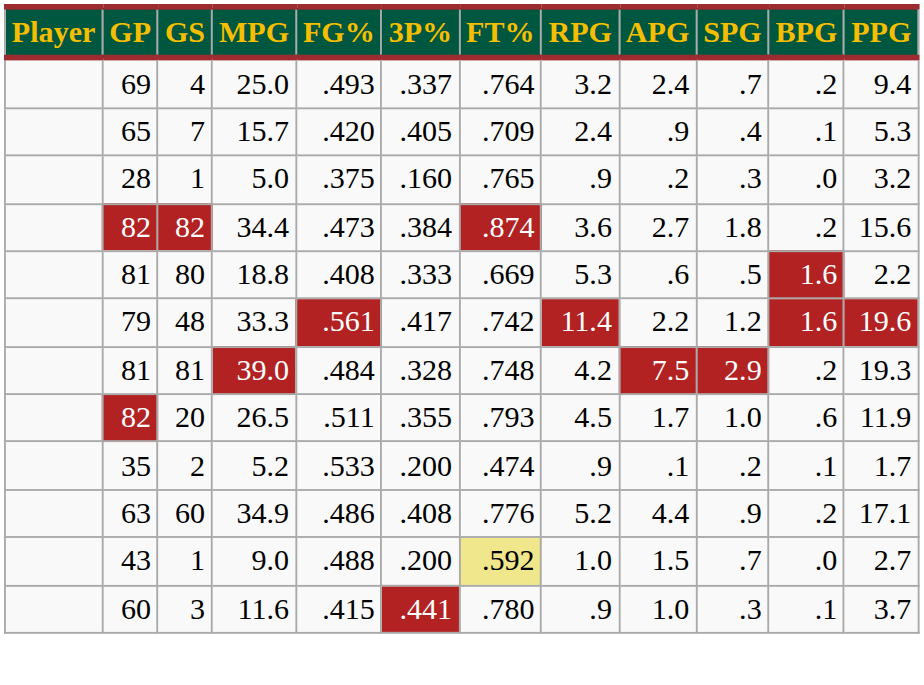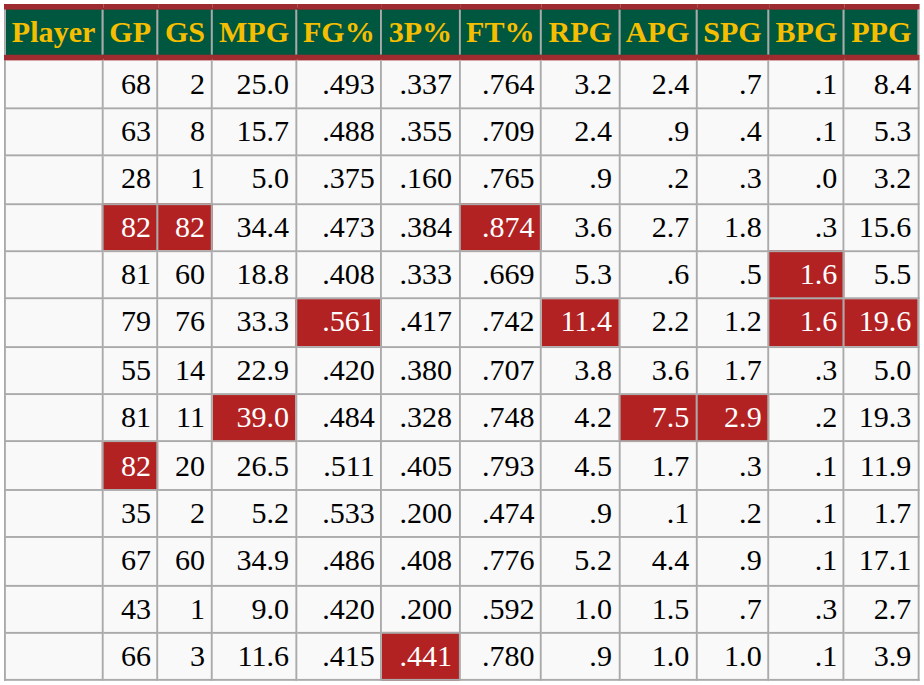(136, 83) 69 -> (136, 83) 68
(197, 83) 4 -> (197, 83) 2
(826, 83) .2 -> (826, 83) .1
(893, 83) 9.4 -> (893, 83) 8.4
(136, 131) 65 -> (136, 131) 63
(197, 131) 7 -> (197, 131) 8
(348, 131) .420 -> (348, 131) .488
(426, 131) .405 -> (426, 131) .355
(826, 226) .2 -> (826, 226) .3
(190, 274) 80 -> (190, 274) 60
(893, 274) 2.2 -> (893, 274) 5.5
(190, 322) 48 -> (190, 322) 76
+ row: (263, 369)
(190, 369) 81 -> (191, 417) 11
(426, 417) .355 -> (426, 465) .405
(743, 417) 1.0 -> (750, 465) .3
(826, 417) .6 -> (826, 465) .1
(136, 512) 63 -> (136, 560) 67
(826, 512) .2 -> (826, 560) .1
(348, 560) .488 -> (348, 608) .420
(508, 560) khaki background -> (508, 608) no background
(826, 560) .0 -> (826, 608) .3
(136, 608) 60 -> (136, 656) 66
(750, 608) .3 -> (743, 656) 1.0
(893, 608) 3.7 -> (893, 656) 3.9
